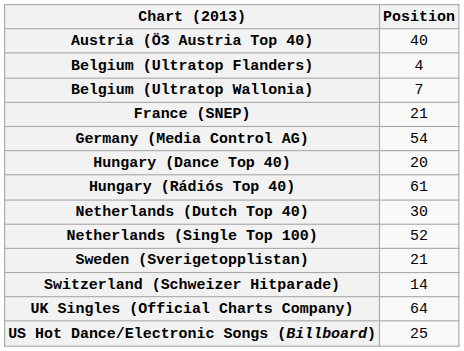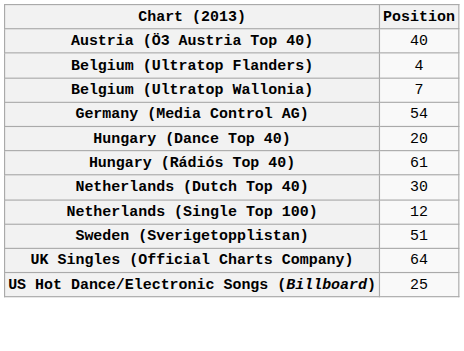- row: (192, 114)
(419, 236) 52 -> (419, 212) 12
(419, 260) 21 -> (419, 236) 51
- row: (192, 285)
